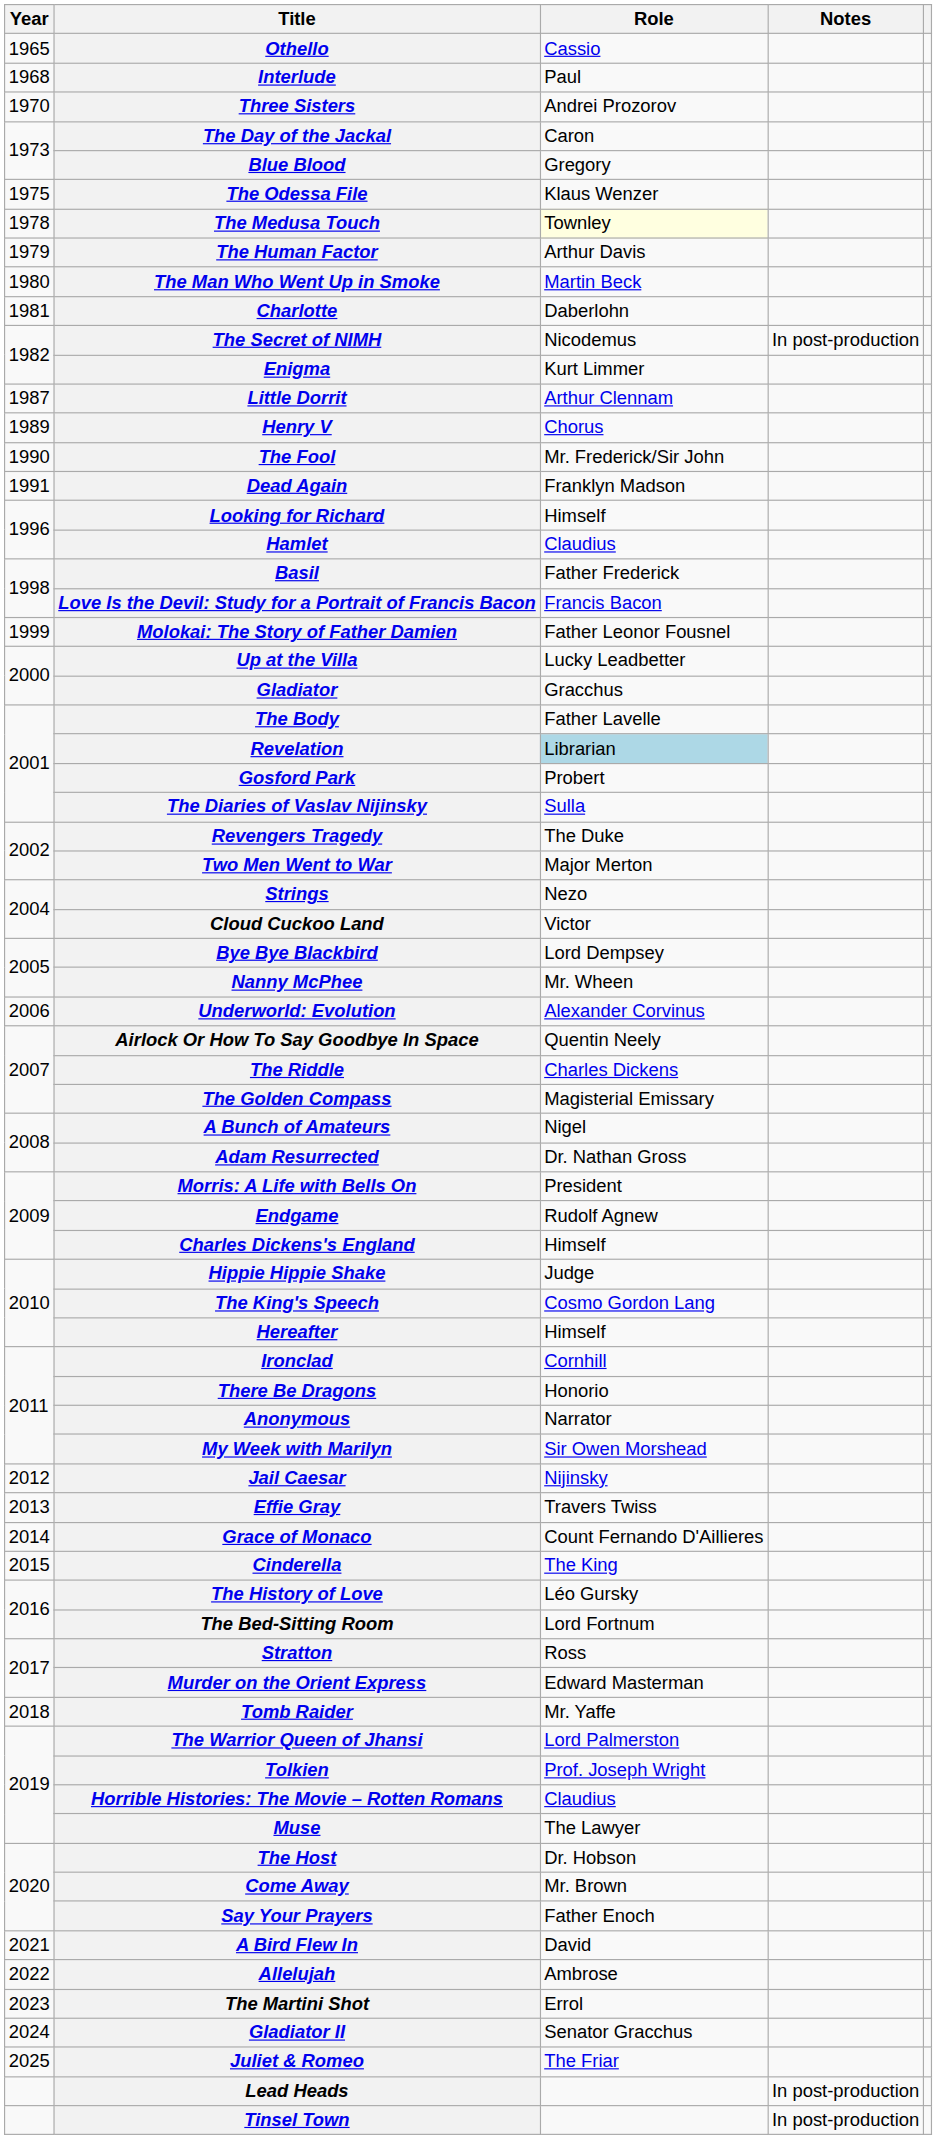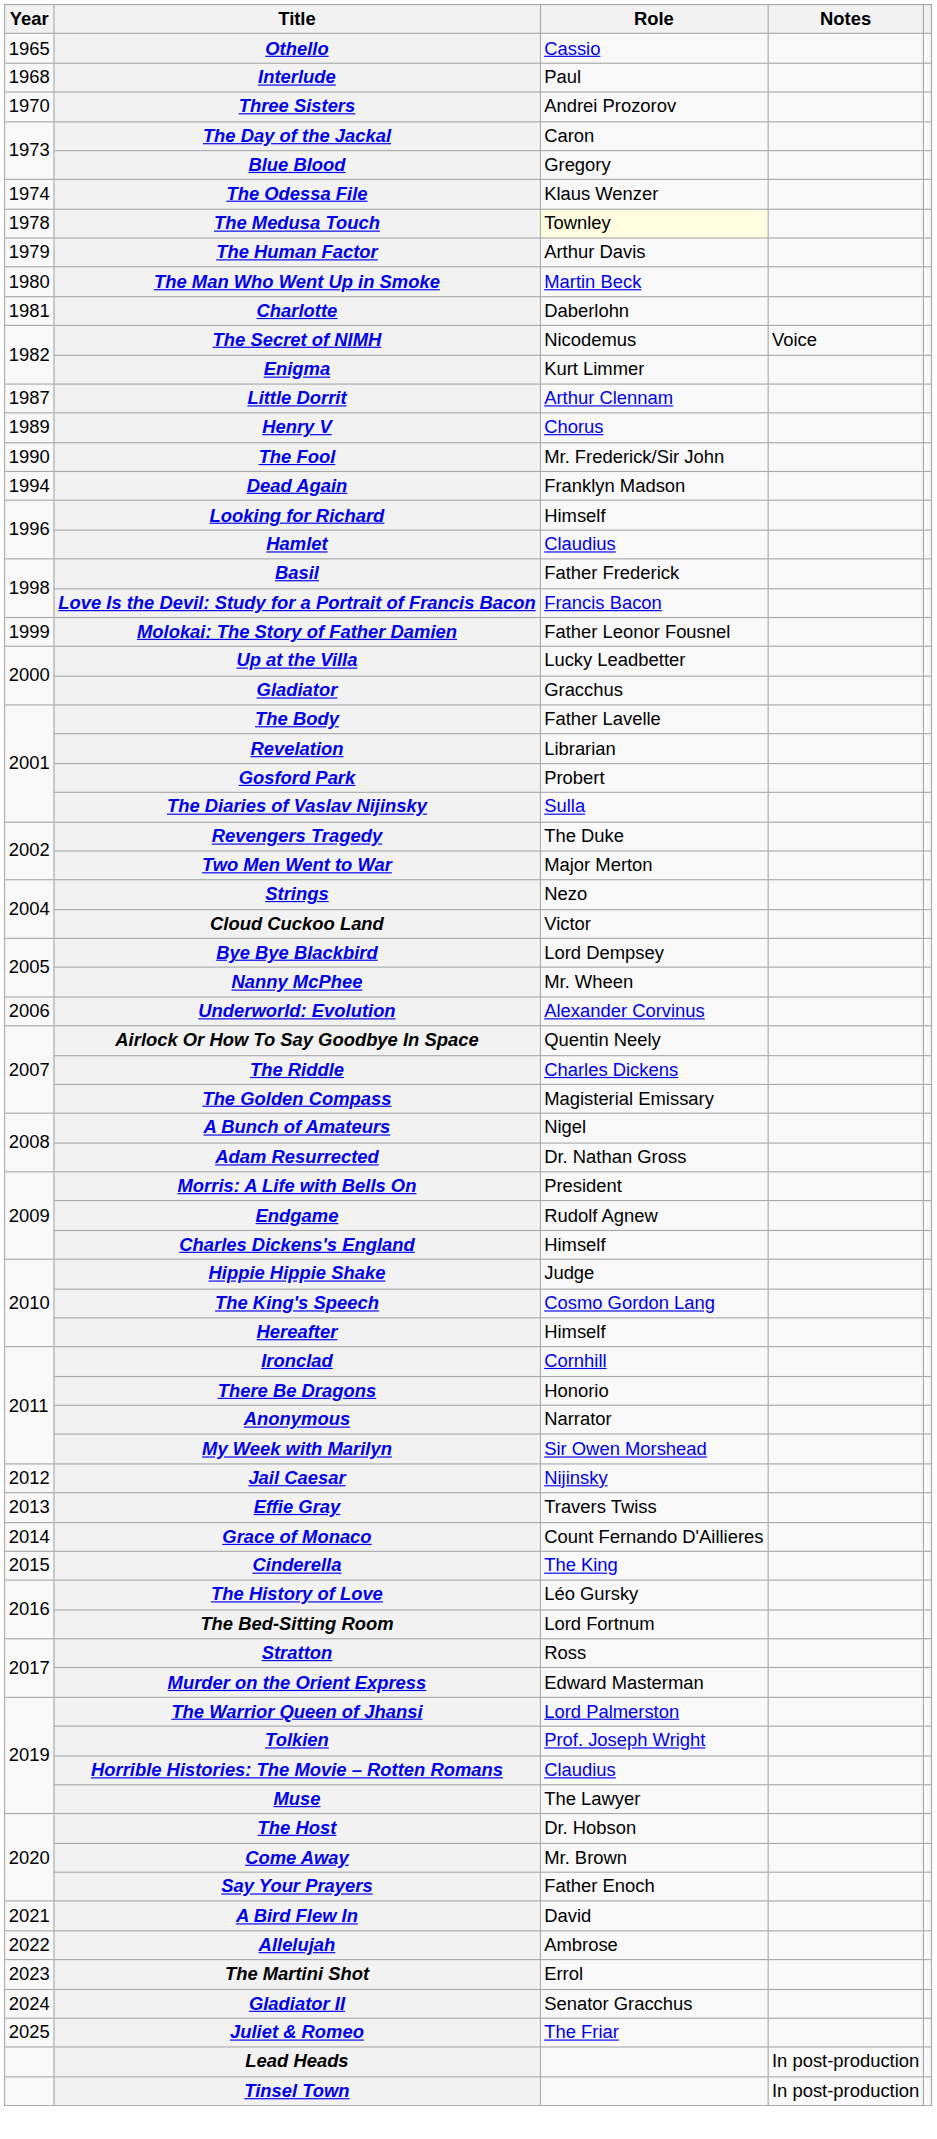(29, 194) 1975 -> (29, 194) 1974
(846, 340) In post-production -> (794, 340) Voice
(29, 485) 1991 -> (29, 485) 1994
(580, 748) lightblue background -> (580, 748) no background
- row: (297, 1711)
